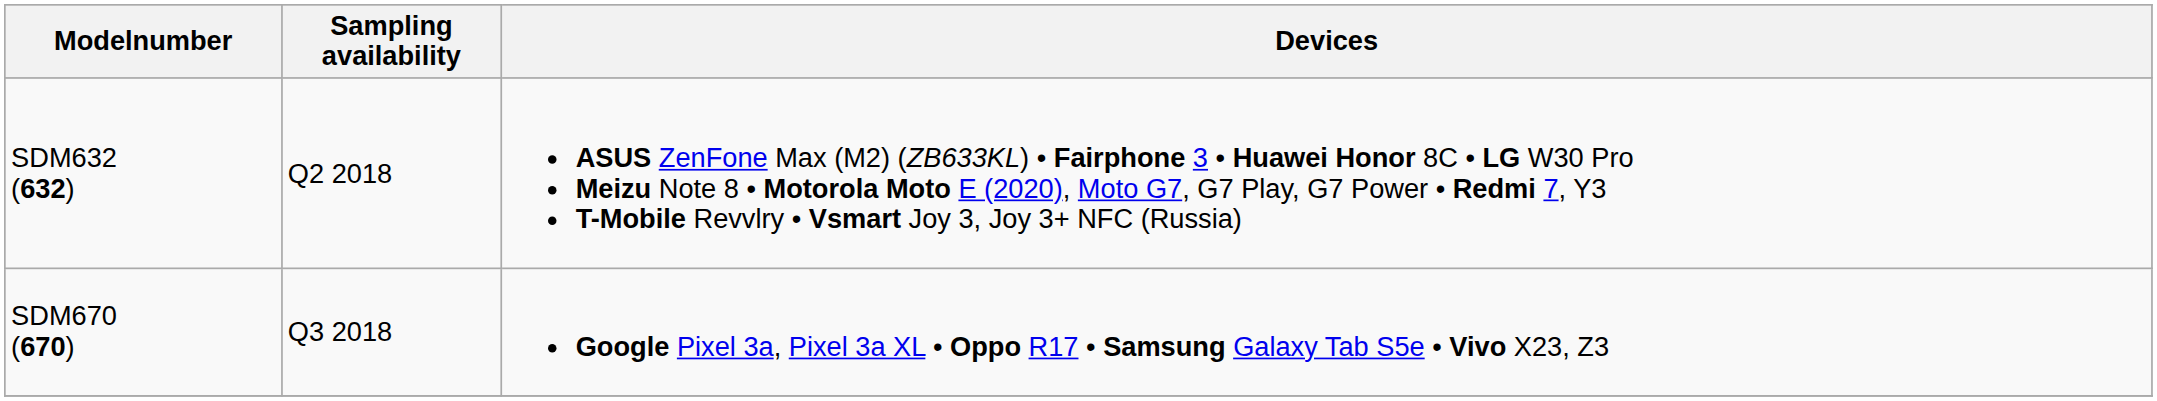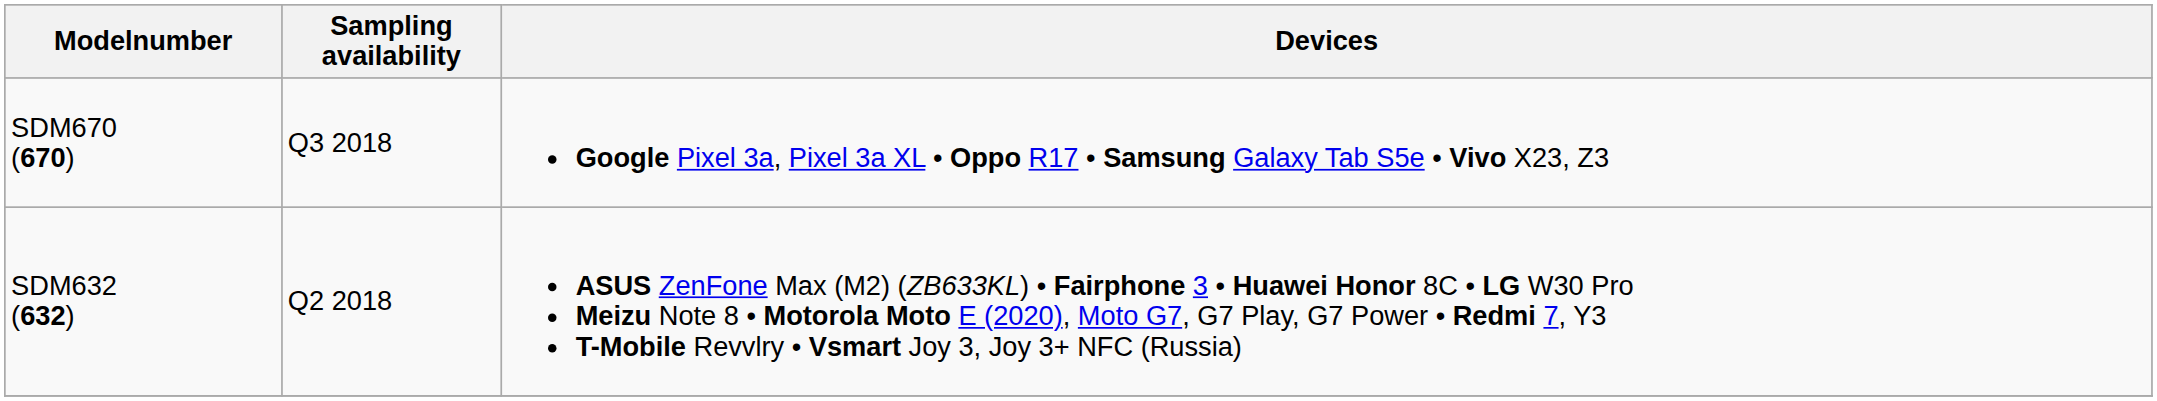rows swapped: (64, 172) <-> (64, 331)
